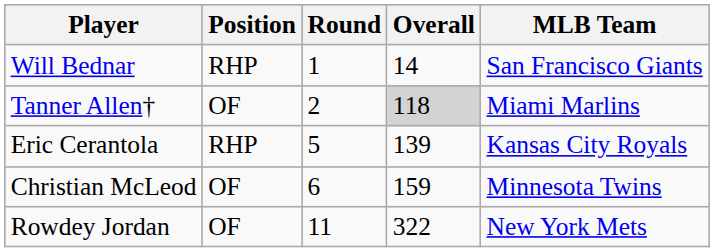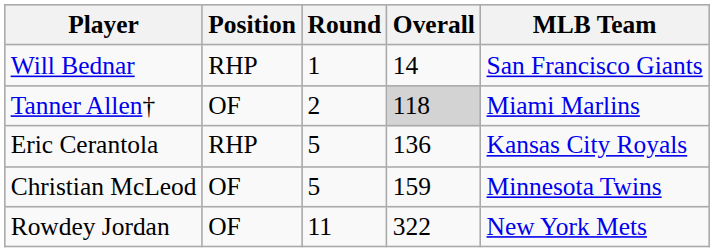(412, 145) 139 -> (412, 145) 136
(314, 186) 6 -> (314, 186) 5
